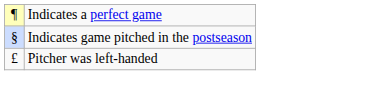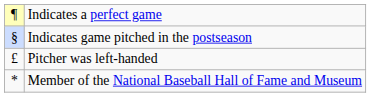+ row: (195, 80)
